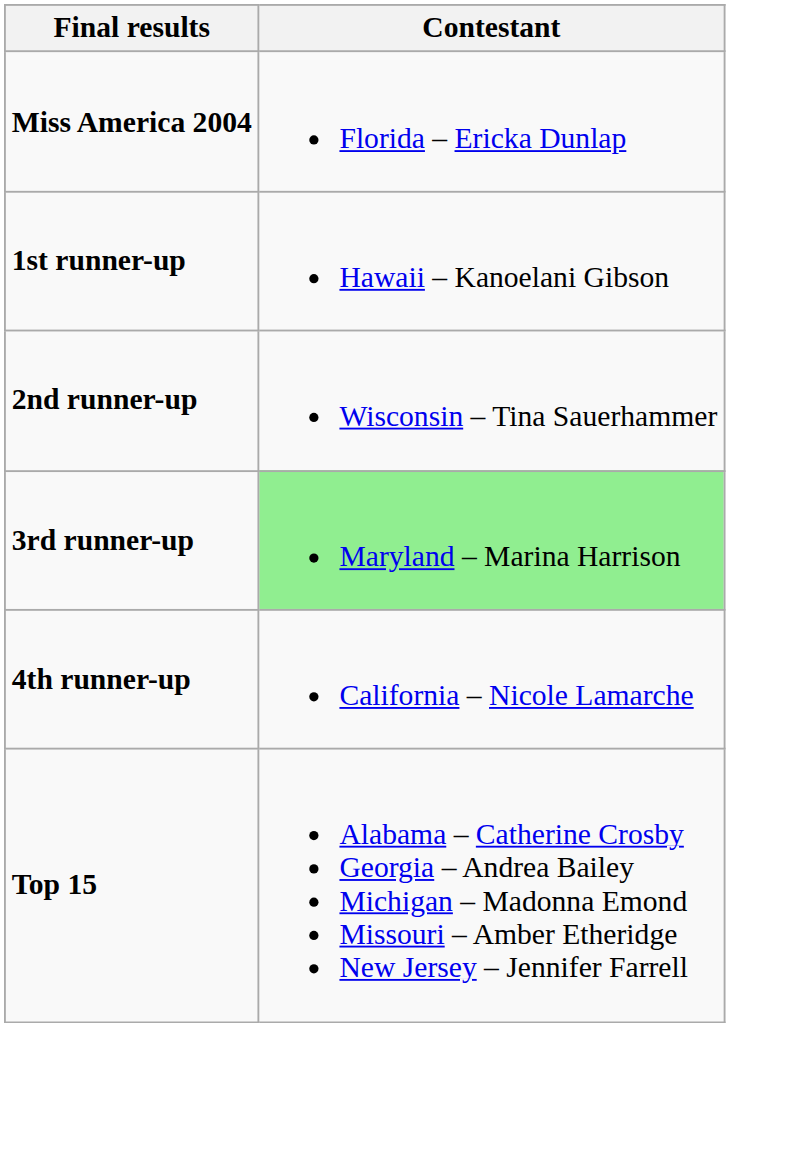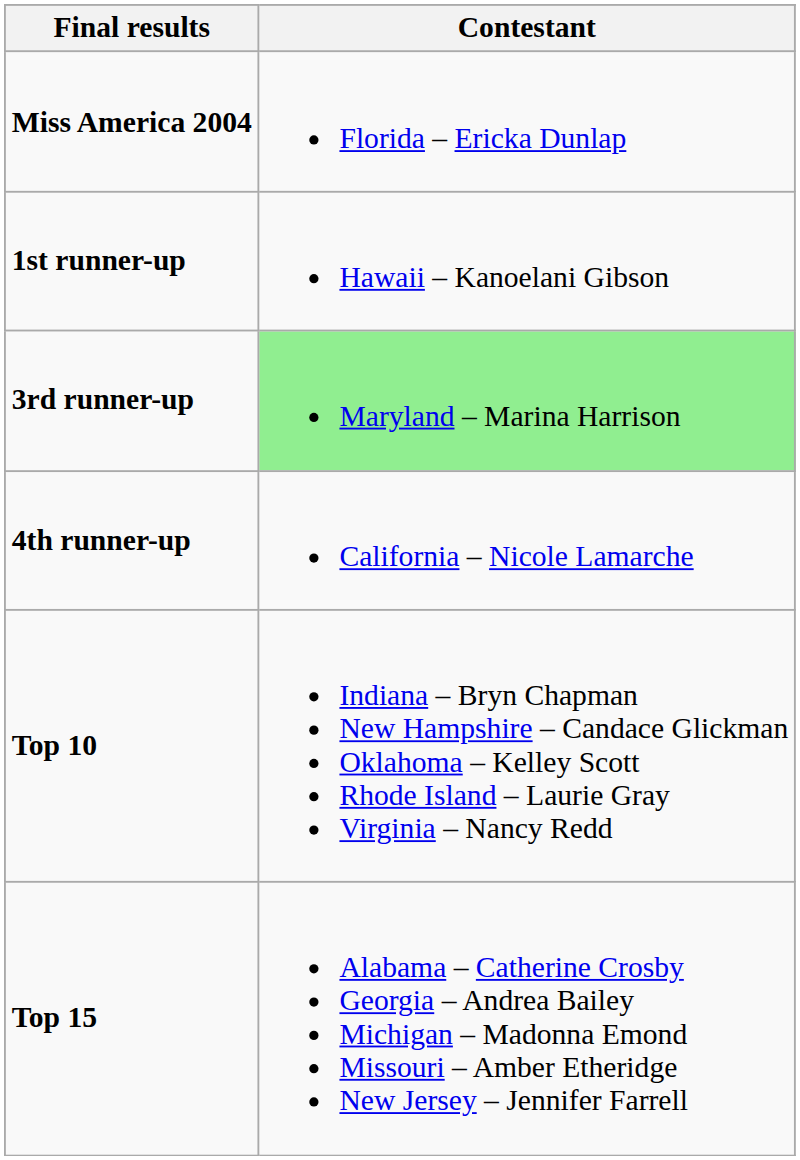- row: (105, 400)
+ row: (54, 745)
